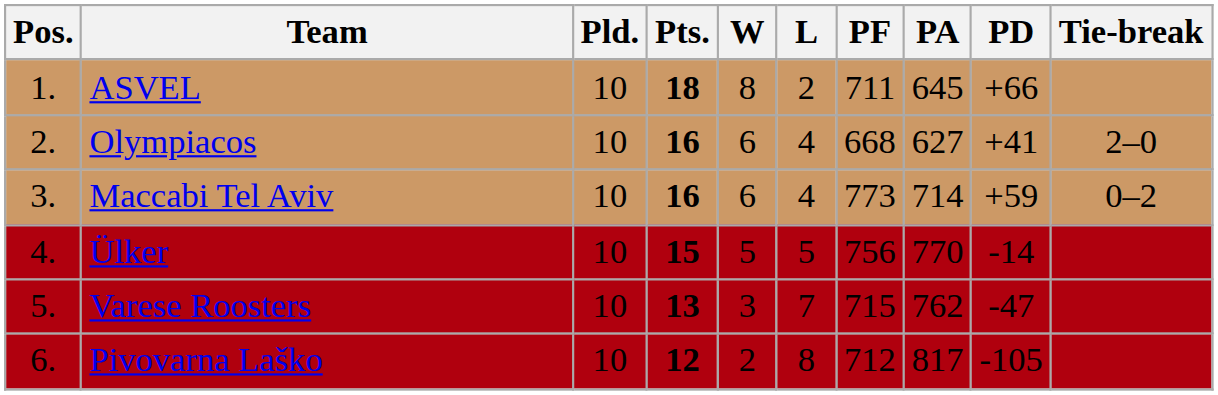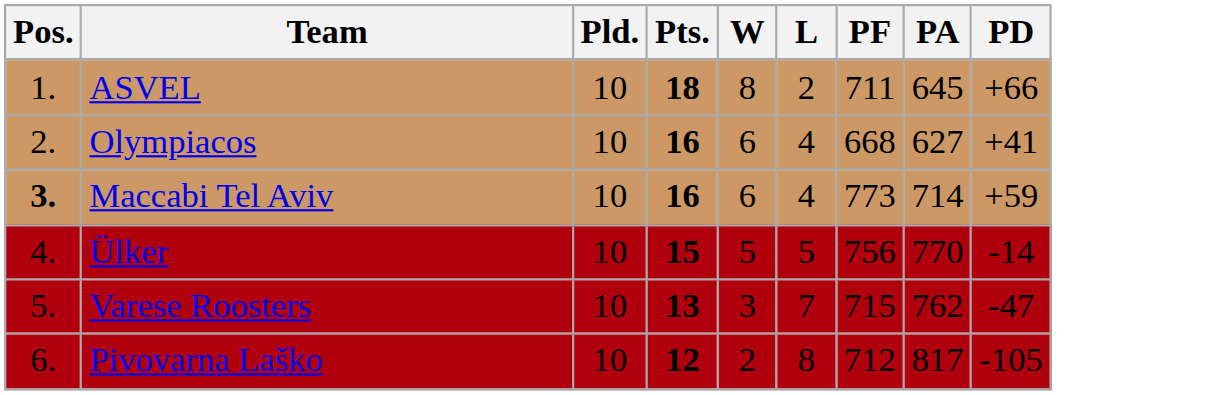- column: (1131, 31)
(43, 196) normal -> (43, 196) bold
